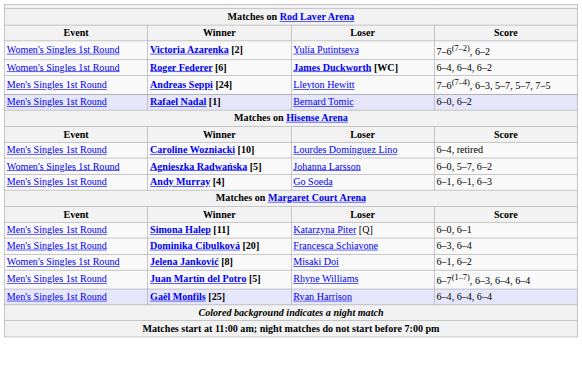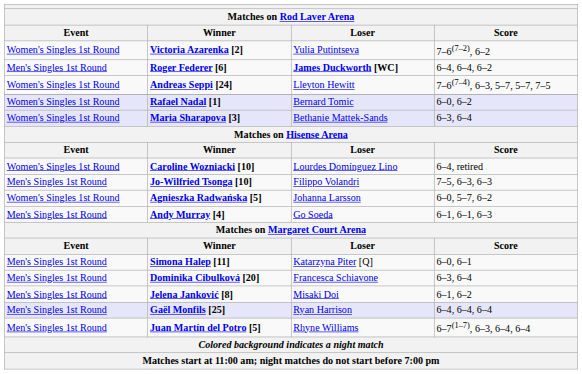(63, 67) Women's Singles 1st Round -> (57, 67) Men's Singles 1st Round
(57, 85) Men's Singles 1st Round -> (63, 85) Women's Singles 1st Round
(57, 102) Men's Singles 1st Round -> (63, 102) Women's Singles 1st Round
+ row: (195, 118)
(57, 150) Men's Singles 1st Round -> (63, 166) Women's Singles 1st Round
+ row: (201, 182)
(63, 262) Women's Singles 1st Round -> (57, 294) Men's Singles 1st Round
rows swapped: (205, 279) <-> (188, 297)
